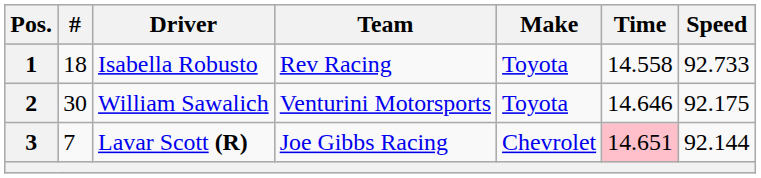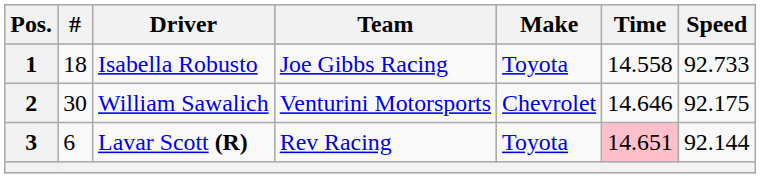(336, 63) Rev Racing -> (364, 63) Joe Gibbs Racing
(535, 103) Toyota -> (549, 103) Chevrolet
(69, 142) 7 -> (69, 142) 6
(364, 142) Joe Gibbs Racing -> (336, 142) Rev Racing
(549, 142) Chevrolet -> (535, 142) Toyota
